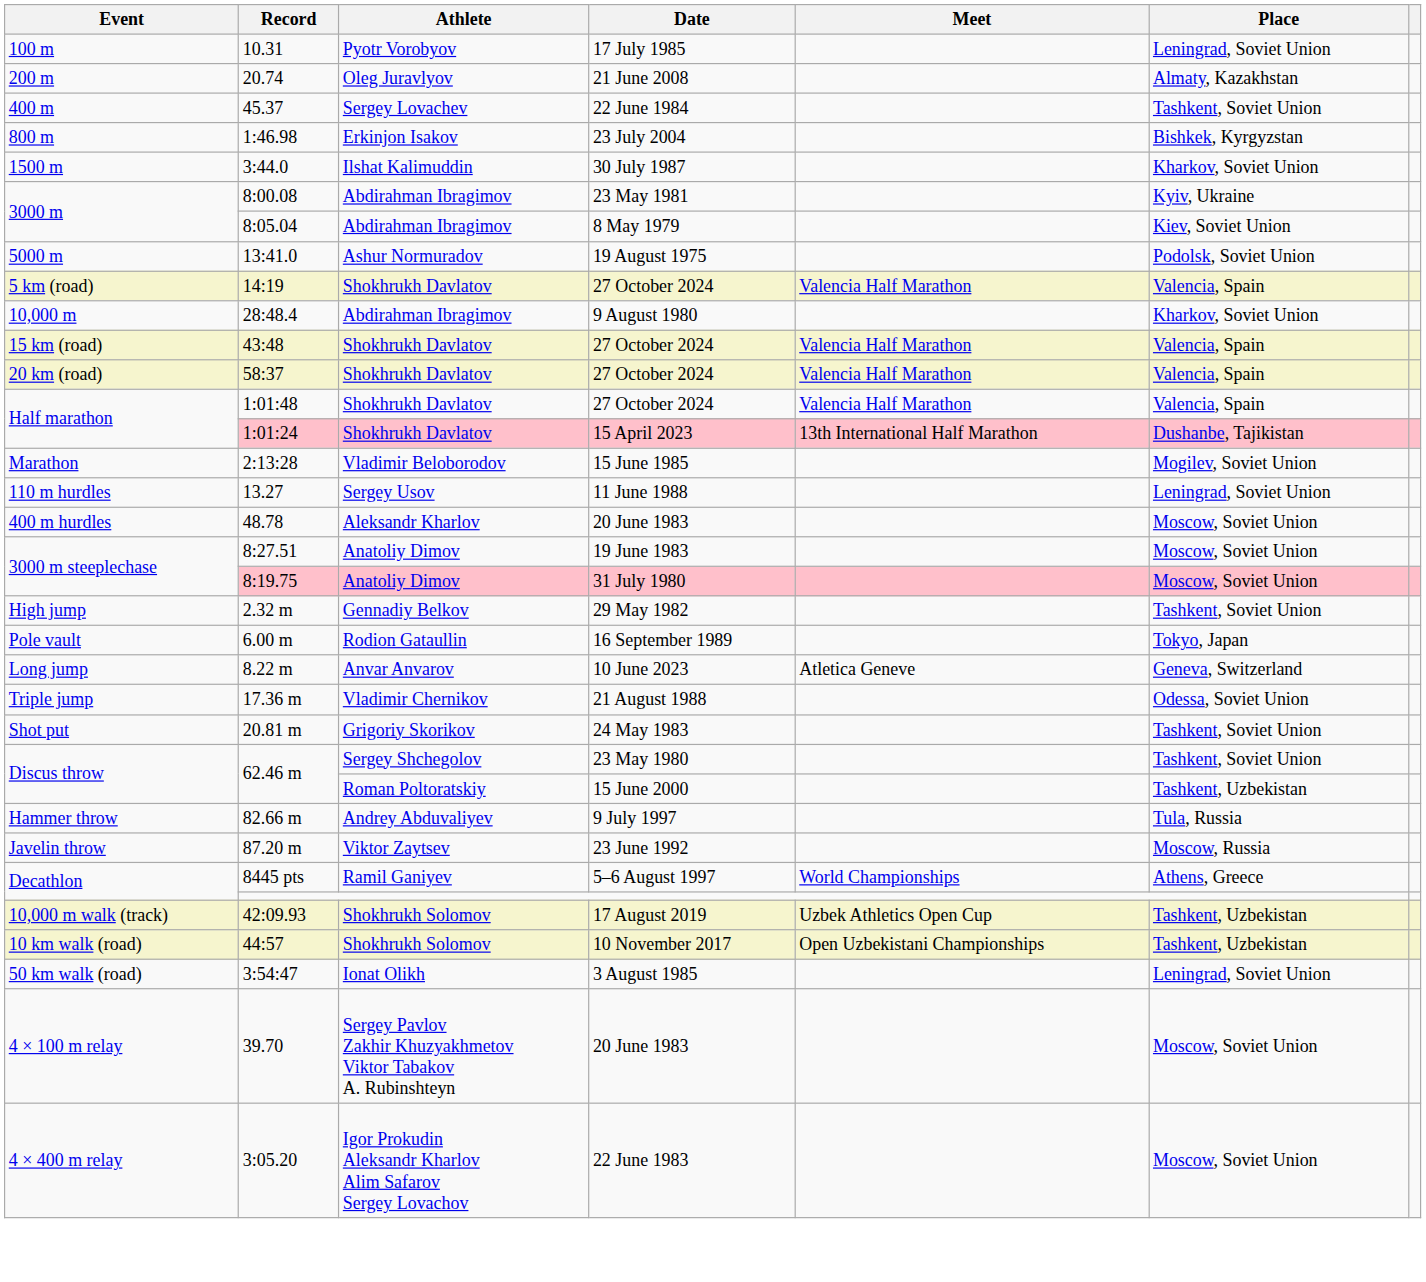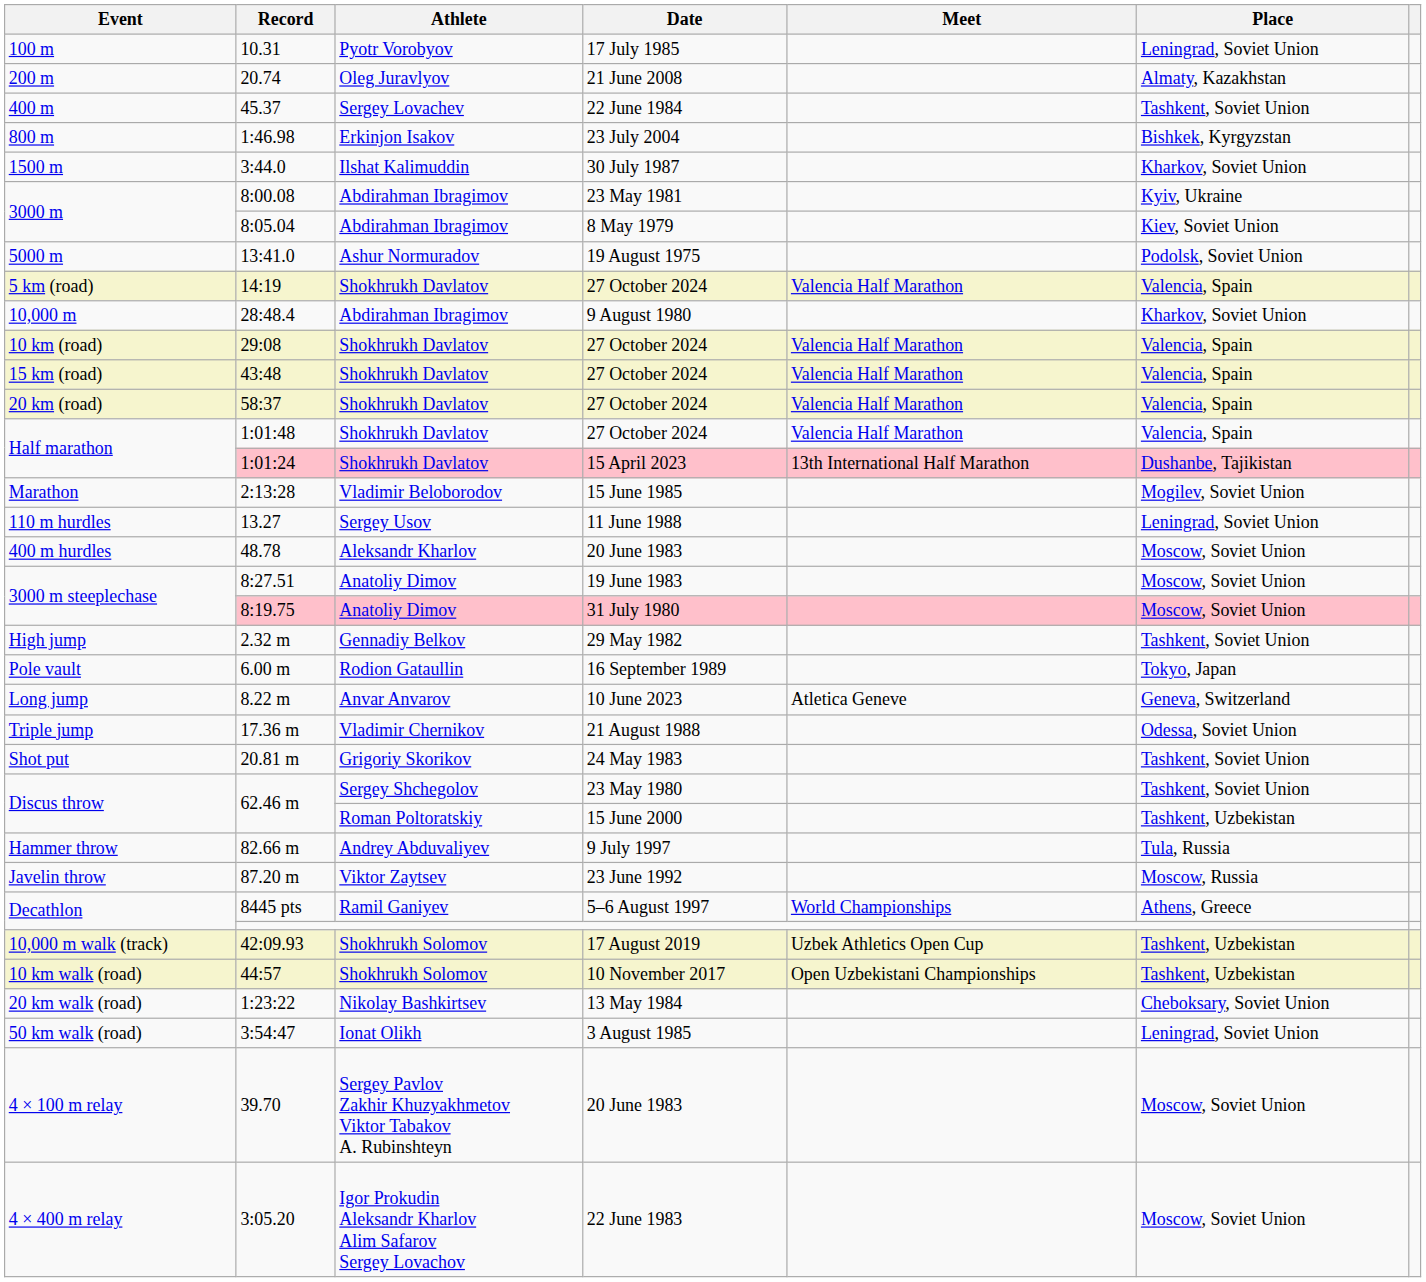+ row: (261, 344)
+ row: (268, 1003)
